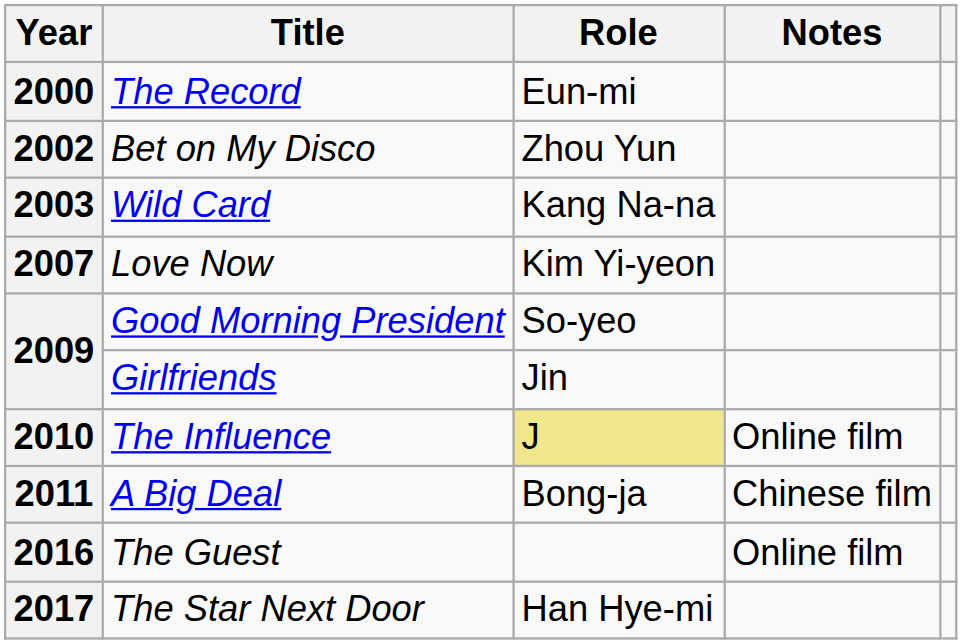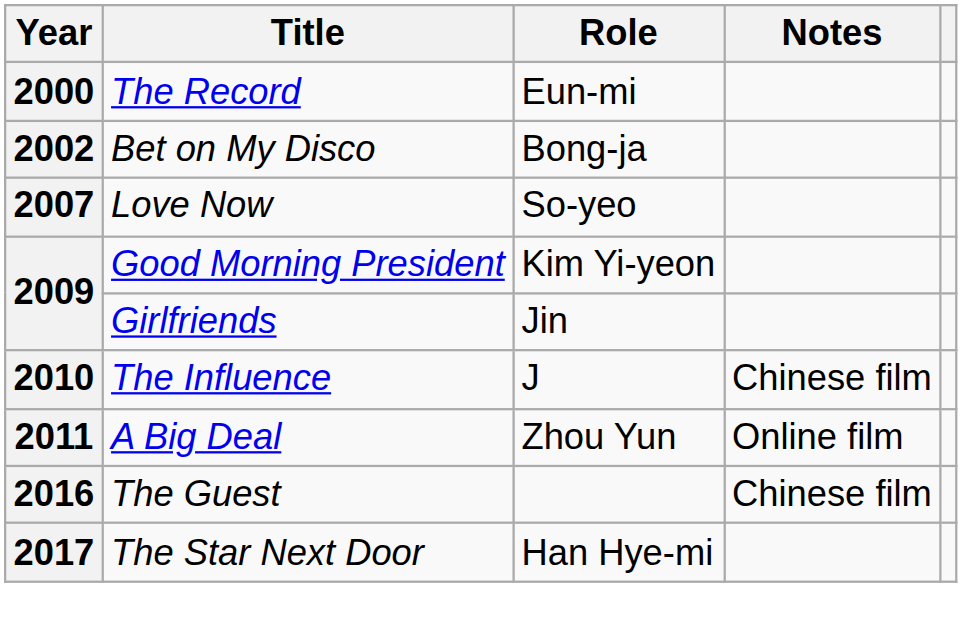(599, 148) Zhou Yun -> (584, 148) Bong-ja
- row: (54, 206)
(618, 263) Kim Yi-yeon -> (579, 206) So-yeo
(579, 321) So-yeo -> (618, 263) Kim Yi-yeon
(531, 436) khaki background -> (531, 378) no background
(818, 436) Online film -> (832, 378) Chinese film
(584, 494) Bong-ja -> (599, 436) Zhou Yun
(832, 494) Chinese film -> (818, 436) Online film
(818, 551) Online film -> (832, 494) Chinese film
